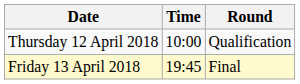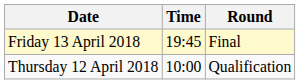rows swapped: (83, 41) <-> (74, 66)
